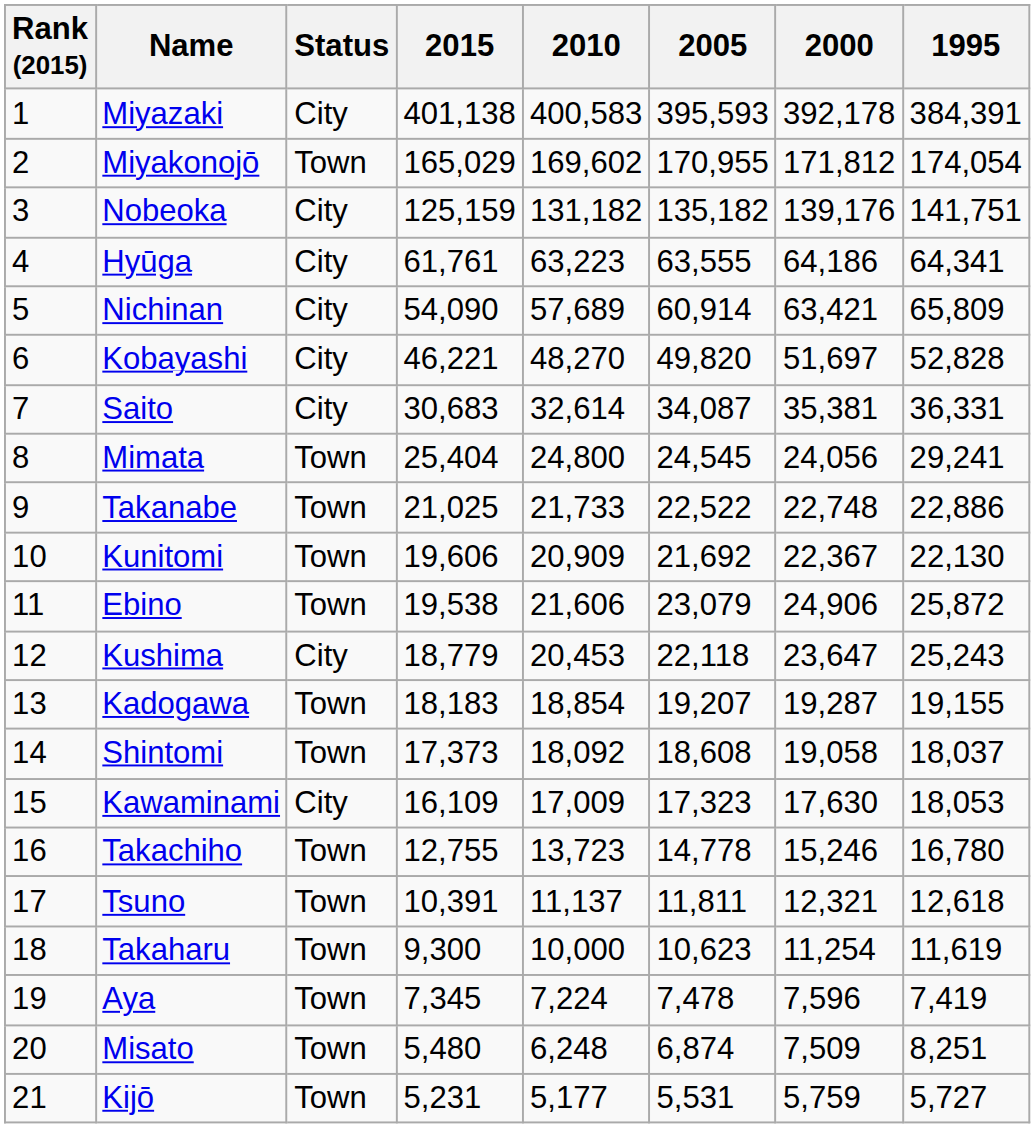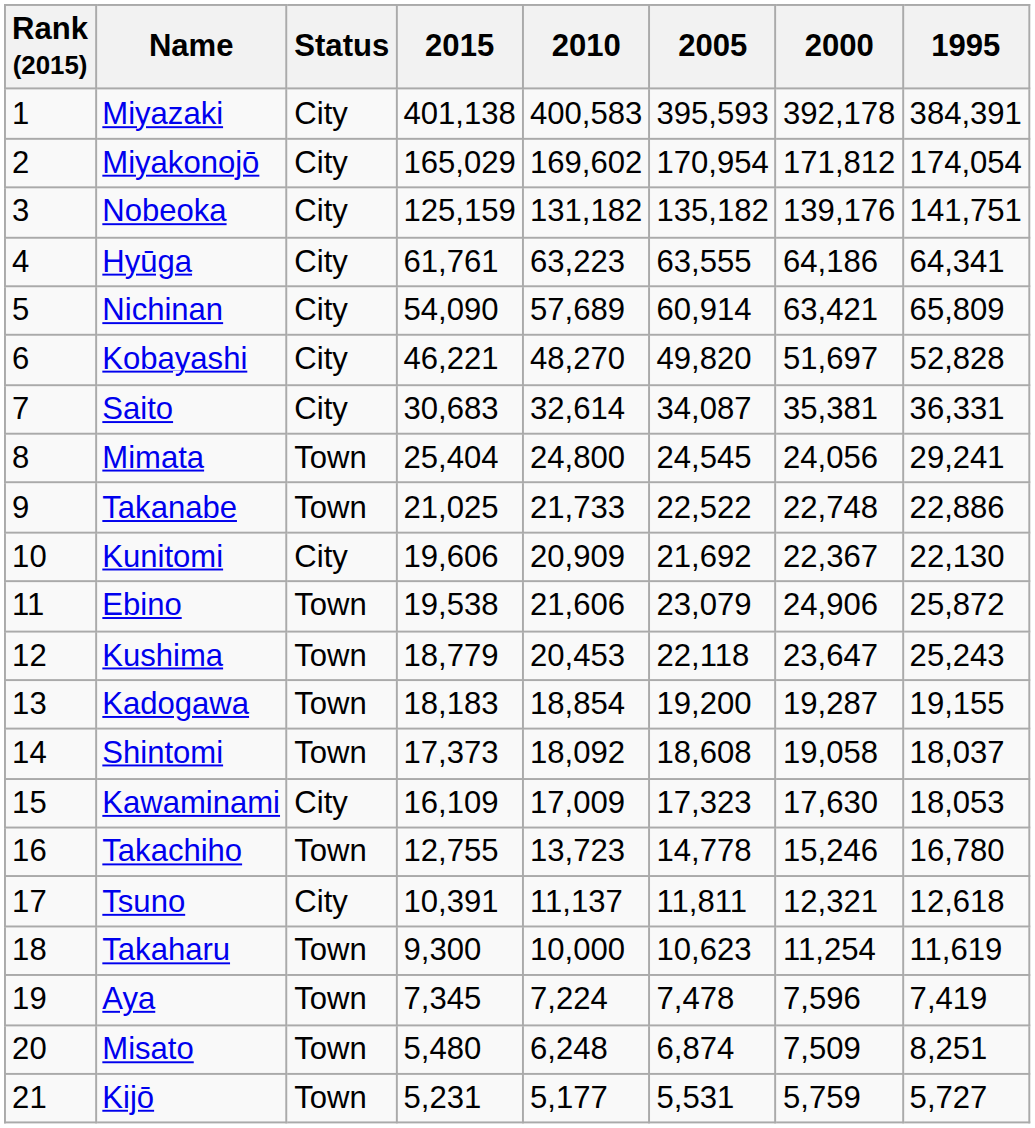(331, 162) Town -> (321, 162) City
(713, 162) 170,955 -> (713, 162) 170,954
(331, 556) Town -> (321, 556) City
(321, 654) City -> (331, 654) Town
(704, 703) 19,207 -> (704, 703) 19,200
(331, 900) Town -> (321, 900) City
